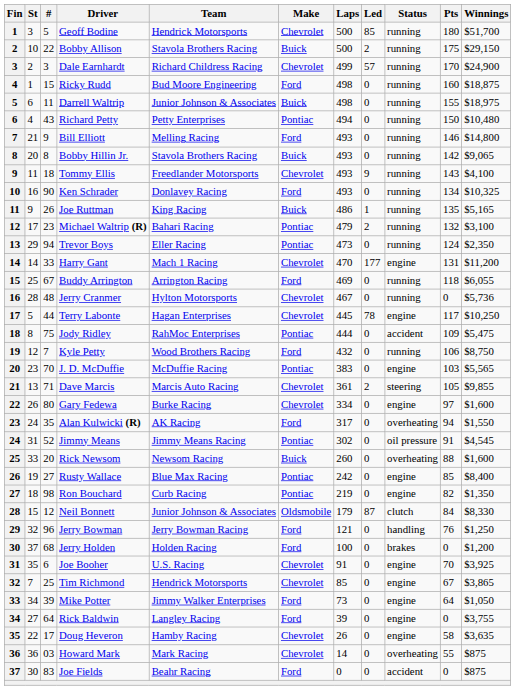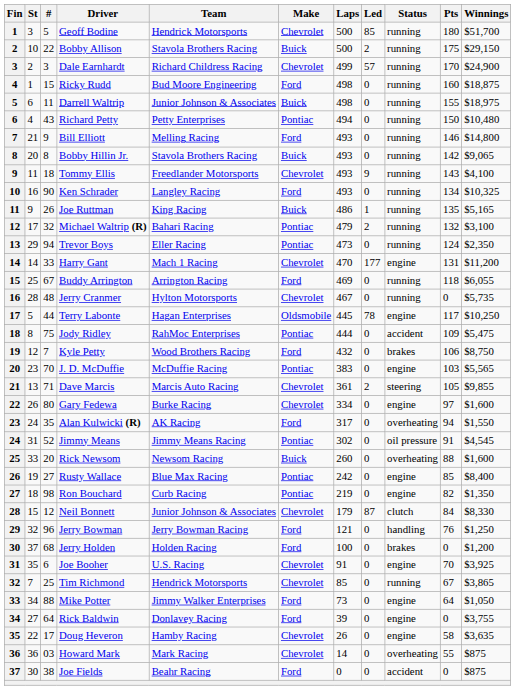(189, 191) Donlavey Racing -> (186, 191) Langley Racing
(49, 227) 23 -> (49, 227) 32
(479, 298) $5,736 -> (479, 298) $5,735
(302, 316) Chevrolet -> (306, 316) Oldsmobile
(404, 351) running -> (401, 351) brakes
(306, 511) Oldsmobile -> (302, 511) Chevrolet
(401, 583) engine -> (404, 583) running
(49, 600) 39 -> (49, 600) 88
(186, 618) Langley Racing -> (189, 618) Donlavey Racing
(49, 671) 83 -> (49, 671) 38
